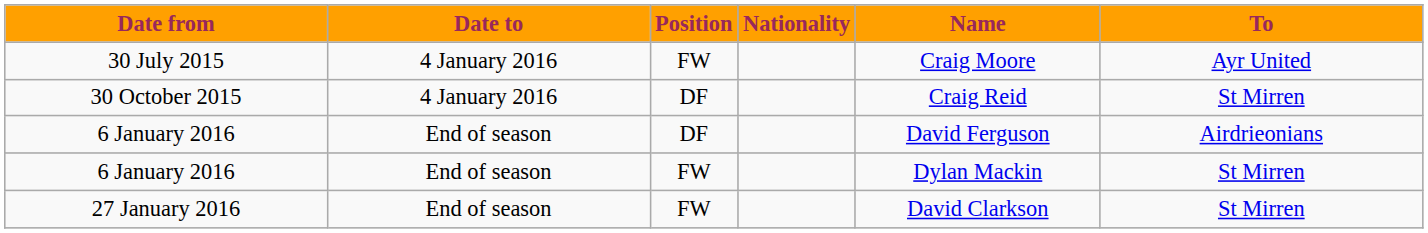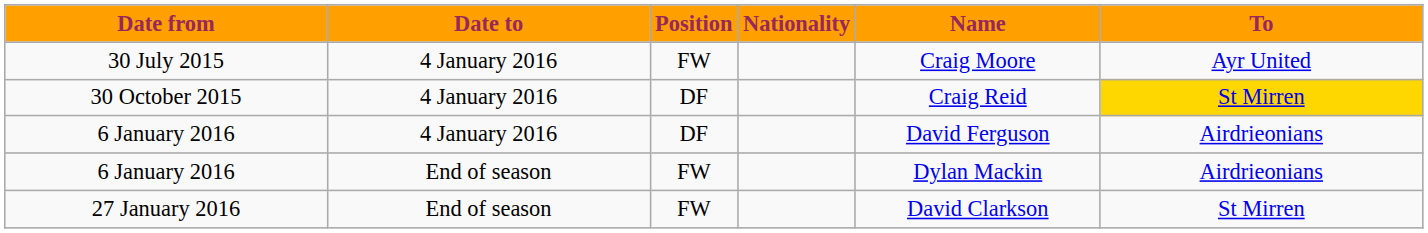(1261, 97) no background -> (1261, 97) gold background
(489, 134) End of season -> (489, 134) 4 January 2016
(1261, 171) St Mirren -> (1261, 171) Airdrieonians
